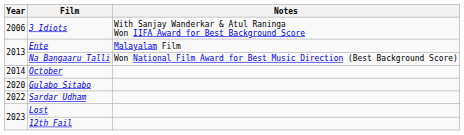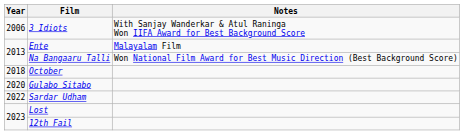(16, 72) 2014 -> (16, 72) 2018
